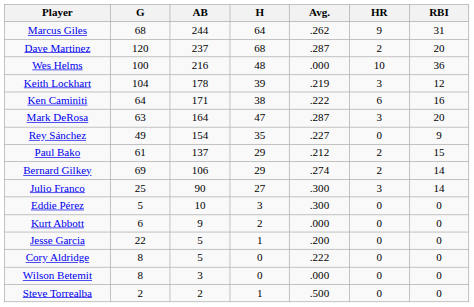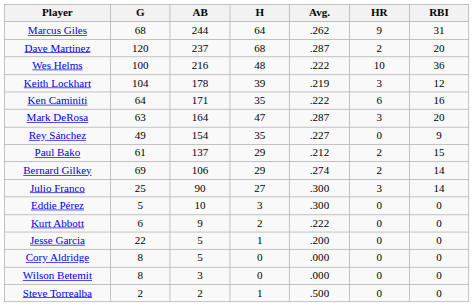(320, 65) .000 -> (320, 65) .222
(260, 100) 38 -> (260, 100) 35
(320, 223) .000 -> (320, 223) .222
(320, 258) .222 -> (320, 258) .000
